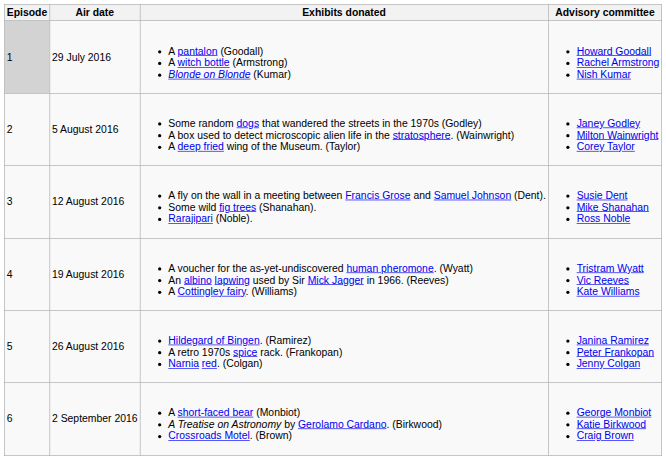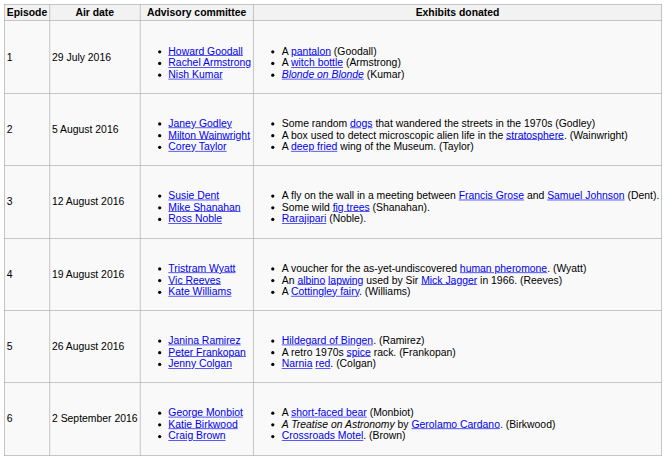columns swapped: (605, 12) <-> (344, 12)
(10, 57) lightgrey background -> (10, 57) no background
